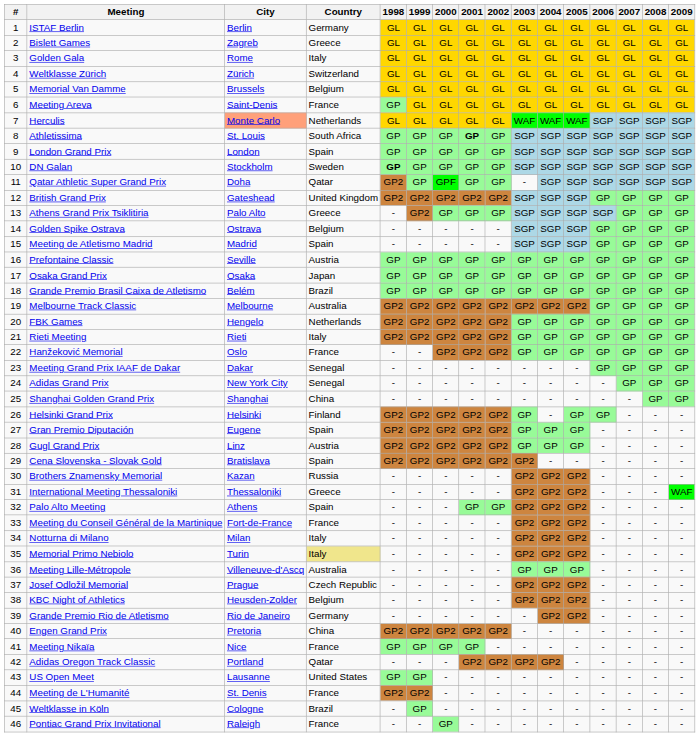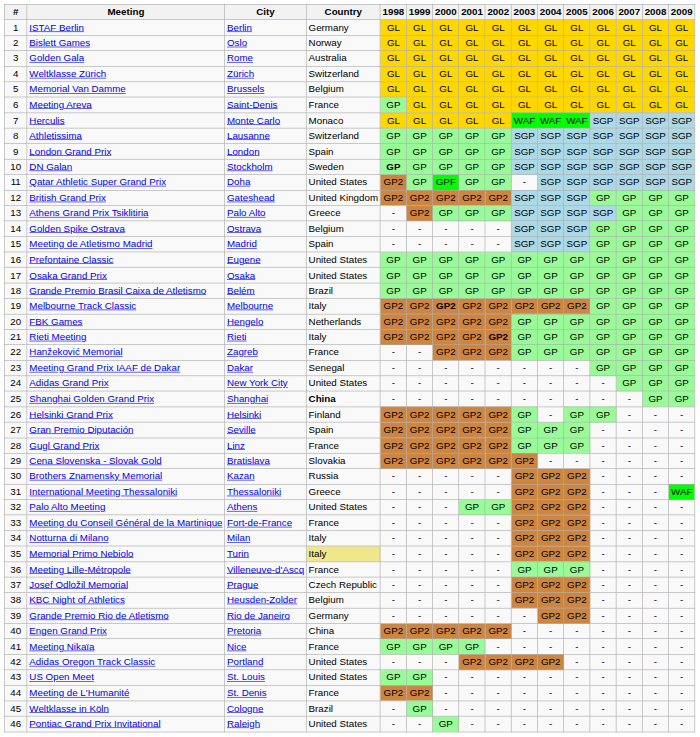(242, 43) Zagreb -> (237, 43) Oslo
(325, 43) Greece -> (325, 43) Norway
(318, 58) Italy -> (328, 58) Australia
(254, 120) lightsalmon background -> (254, 120) no background
(335, 120) Netherlands -> (326, 120) Monaco
(246, 136) St. Louis -> (248, 136) Lausanne
(335, 136) South Africa -> (334, 136) Switzerland
(472, 136) bold -> (472, 136) normal
(321, 182) Qatar -> (338, 182) United States
(241, 259) Seville -> (244, 259) Eugene
(324, 259) Austria -> (338, 259) United States
(322, 275) Japan -> (338, 275) United States
(328, 306) Australia -> (318, 306) Italy
(446, 306) normal -> (446, 306) bold
(498, 337) normal -> (498, 337) bold
(237, 352) Oslo -> (242, 352) Zagreb
(326, 383) Senegal -> (338, 383) United States
(321, 399) normal -> (322, 399) bold
(244, 430) Eugene -> (241, 430) Seville
(324, 445) Austria -> (324, 445) France
(321, 461) Spain -> (327, 461) Slovakia
(321, 507) Spain -> (338, 507) United States
(328, 569) Australia -> (324, 569) France
(321, 662) Qatar -> (338, 662) United States
(248, 677) Lausanne -> (246, 677) St. Louis
(324, 724) France -> (338, 724) United States
